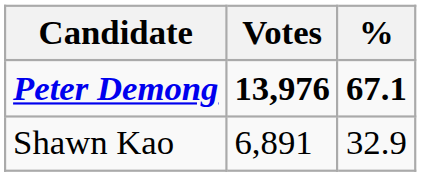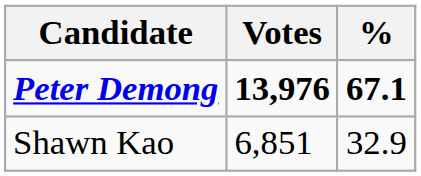(274, 142) 6,891 -> (274, 142) 6,851
